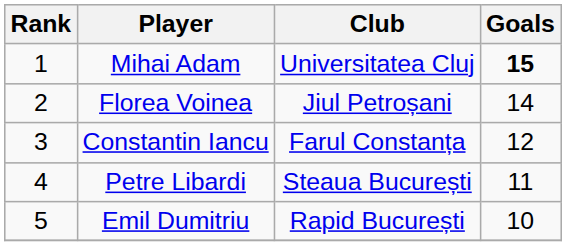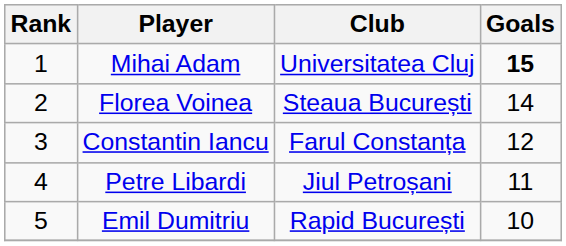(377, 102) Jiul Petroșani -> (377, 102) Steaua București
(377, 181) Steaua București -> (377, 181) Jiul Petroșani
